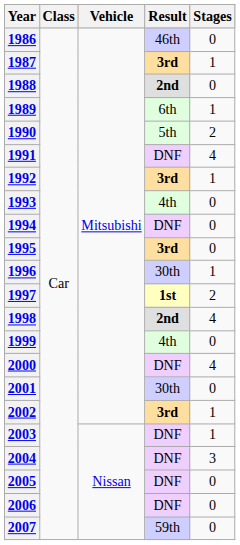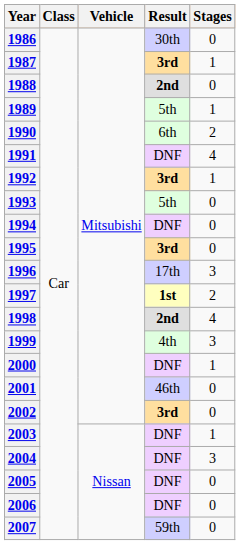(168, 39) 46th -> (168, 39) 30th
(168, 109) 6th -> (168, 109) 5th
(168, 132) 5th -> (168, 132) 6th
(168, 202) 4th -> (168, 202) 5th
(168, 272) 30th -> (168, 272) 17th
(213, 272) 1 -> (213, 272) 3
(213, 342) 0 -> (213, 342) 3
(213, 365) 4 -> (213, 365) 1
(168, 388) 30th -> (168, 388) 46th
(213, 412) 1 -> (213, 412) 0
